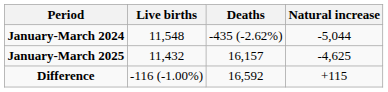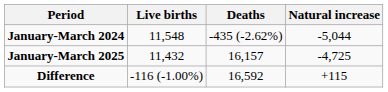(334, 55) -4,625 -> (334, 55) -4,725
